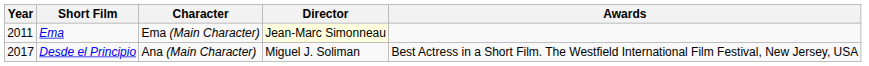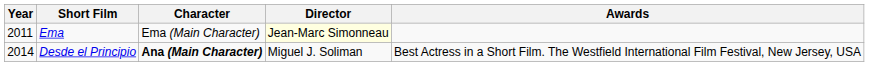(20, 52) 2017 -> (20, 52) 2014
(199, 52) normal -> (202, 52) bold
